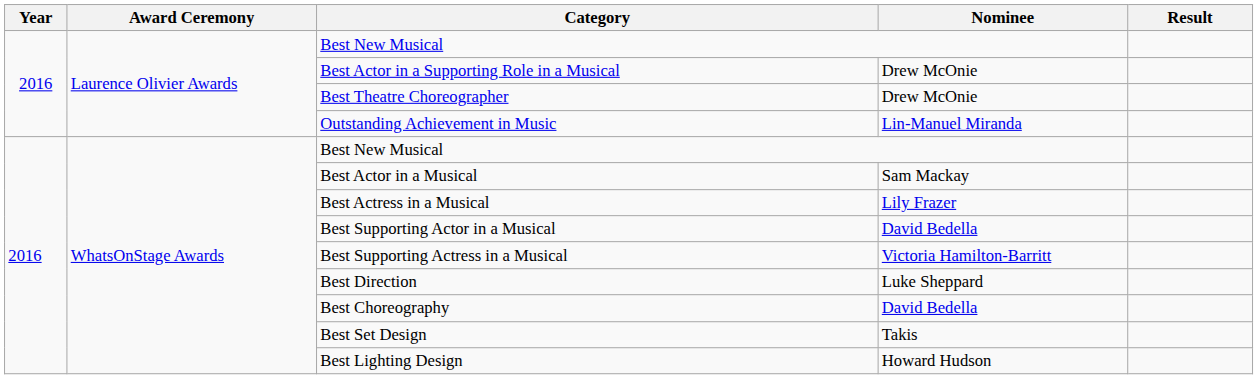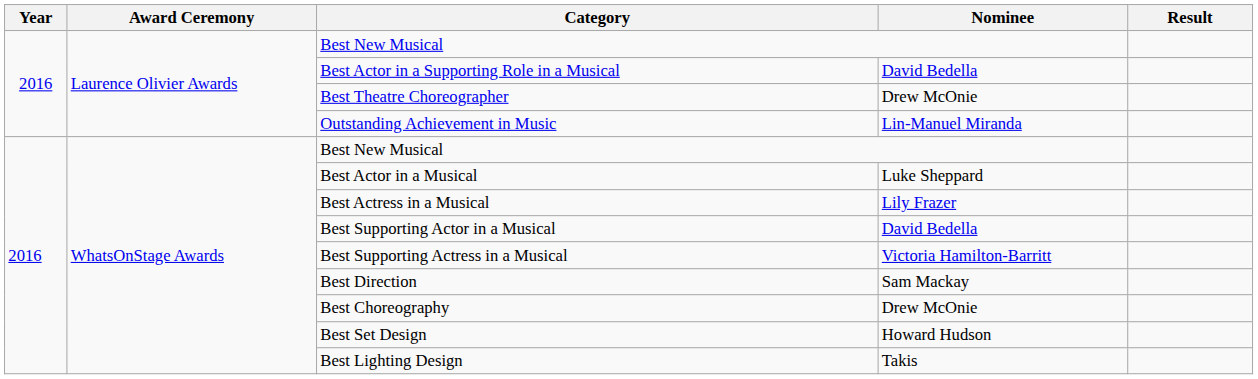(930, 70) Drew McOnie -> (930, 70) David Bedella
(925, 176) Sam Mackay -> (932, 176) Luke Sheppard
(932, 281) Luke Sheppard -> (925, 281) Sam Mackay
(930, 307) David Bedella -> (930, 307) Drew McOnie
(900, 334) Takis -> (937, 334) Howard Hudson
(937, 360) Howard Hudson -> (900, 360) Takis
